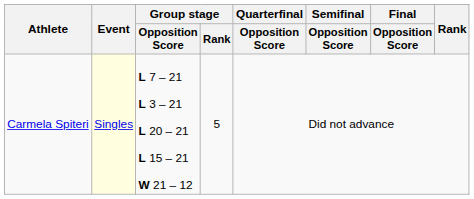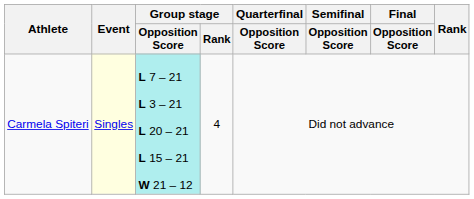(166, 131) no background -> (166, 131) paleturquoise background
(217, 124) 5 -> (217, 124) 4
